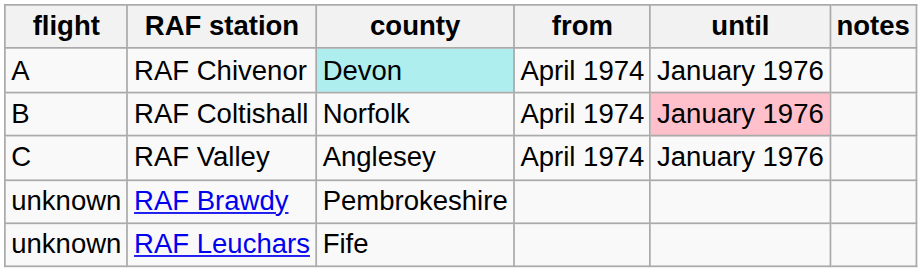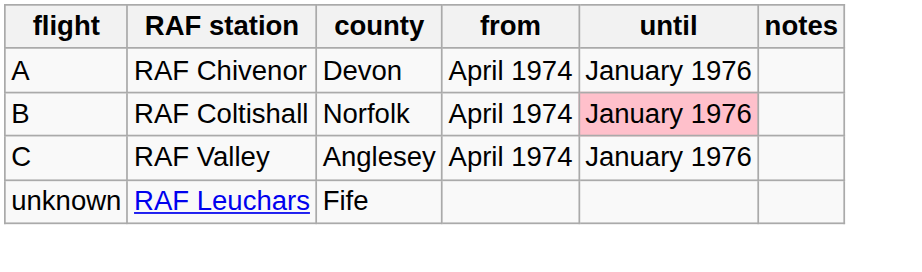(362, 69) paleturquoise background -> (362, 69) no background
- row: (211, 200)
